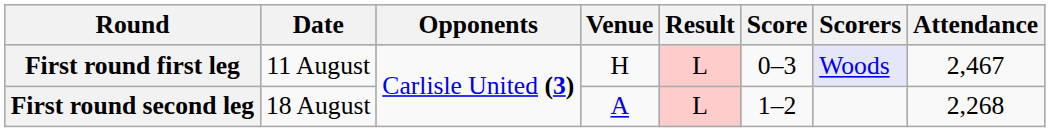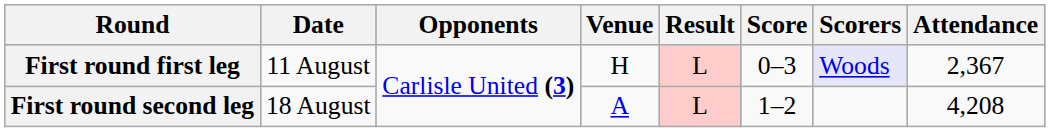(976, 65) 2,467 -> (976, 65) 2,367
(976, 106) 2,268 -> (976, 106) 4,208
